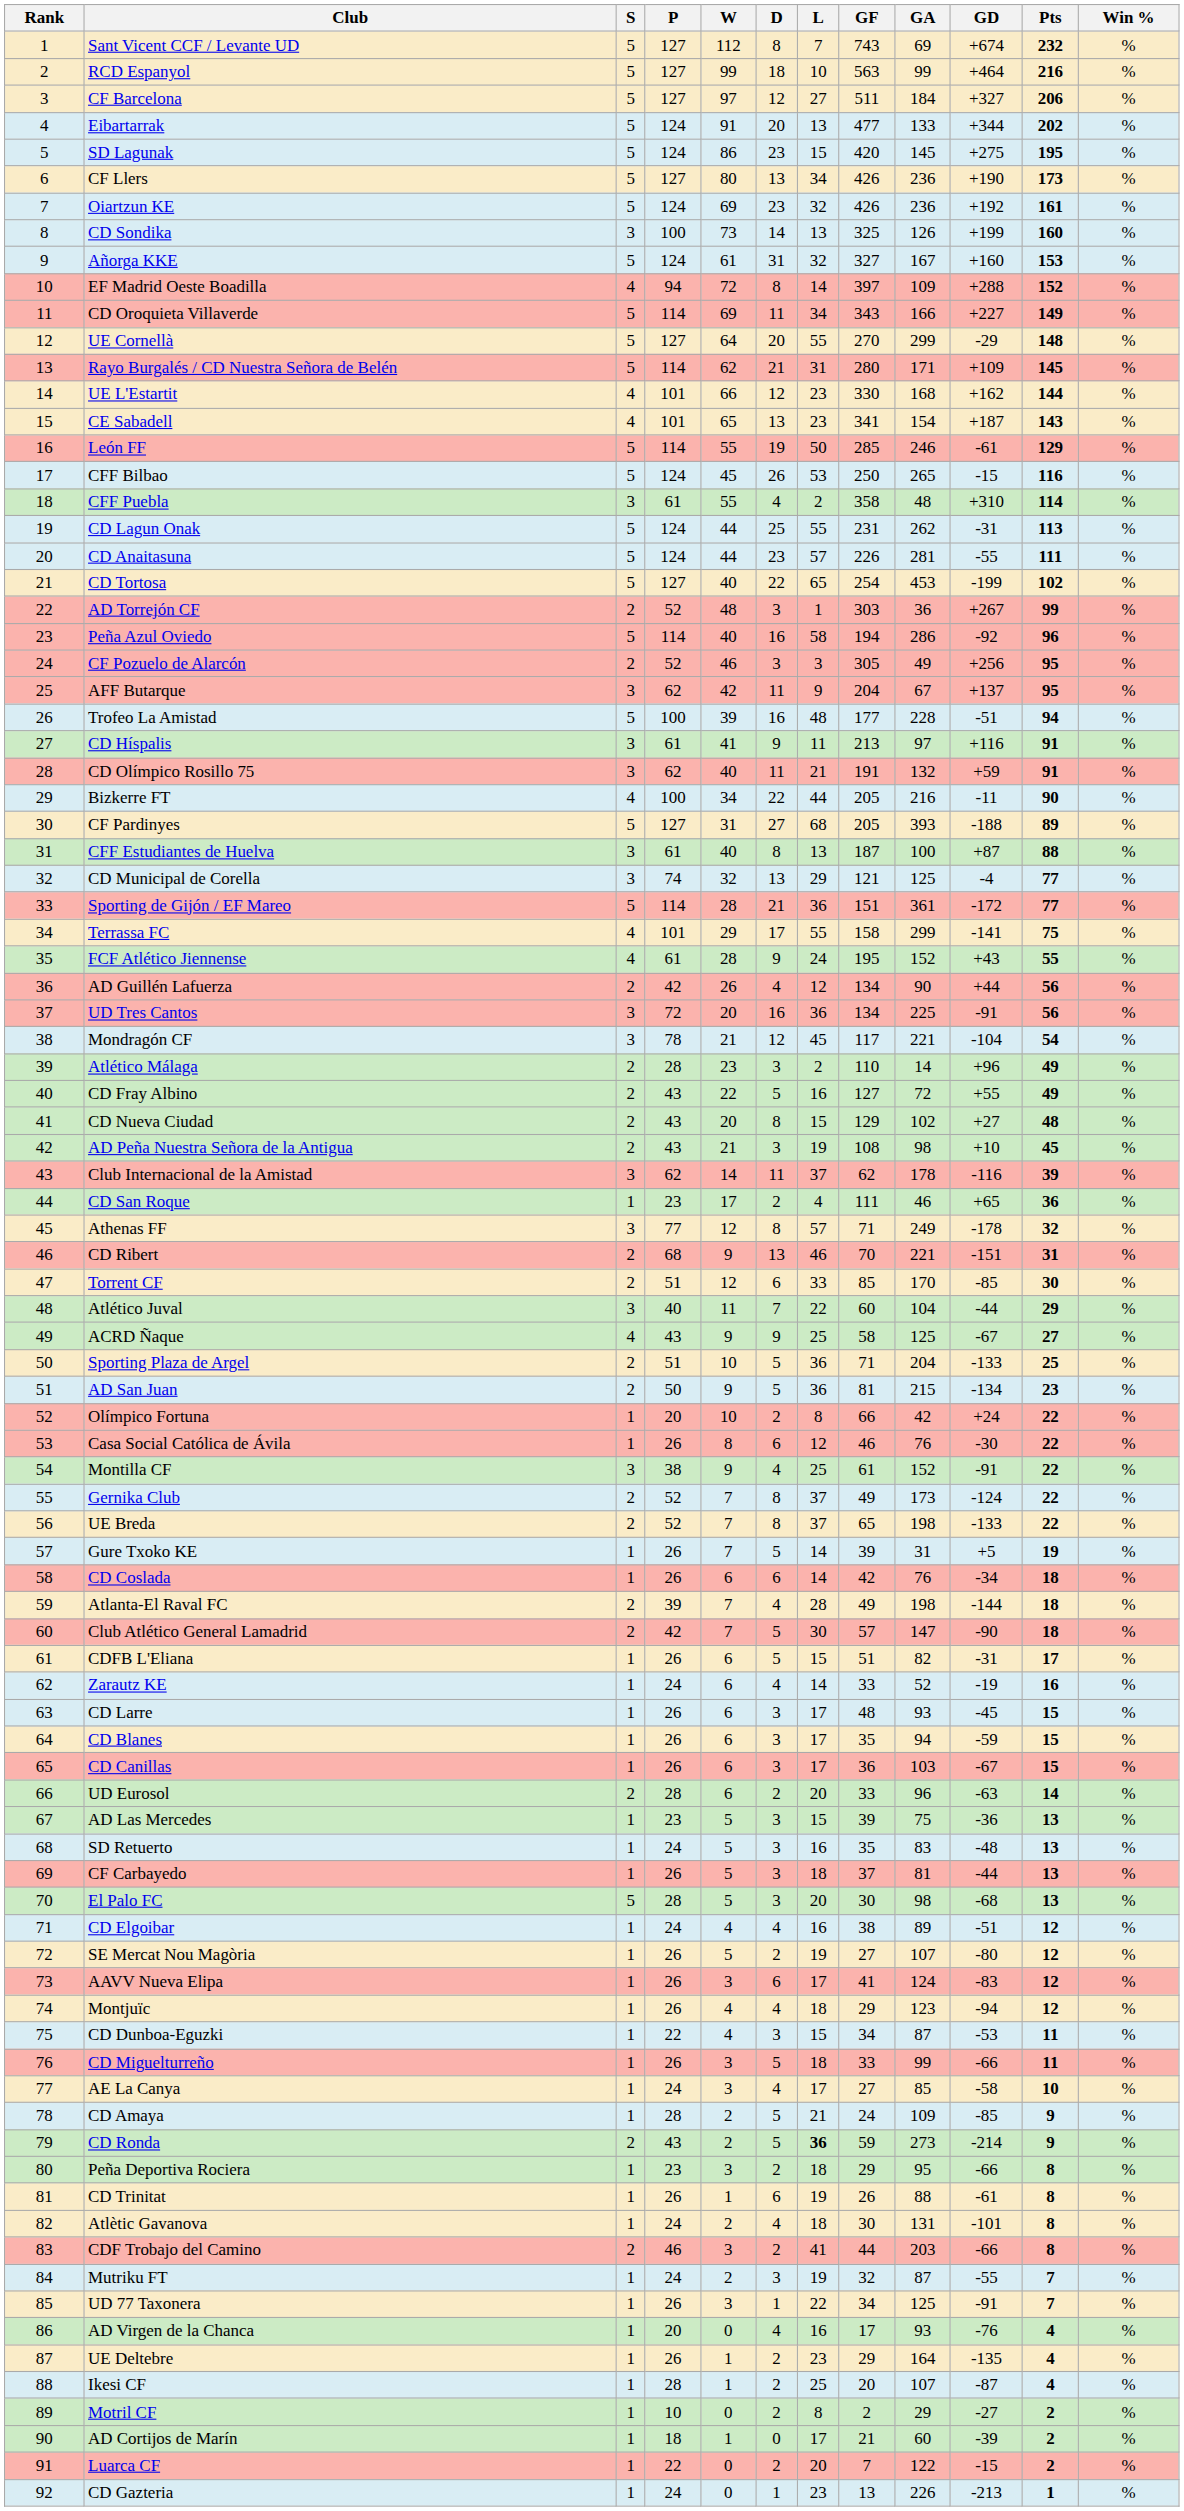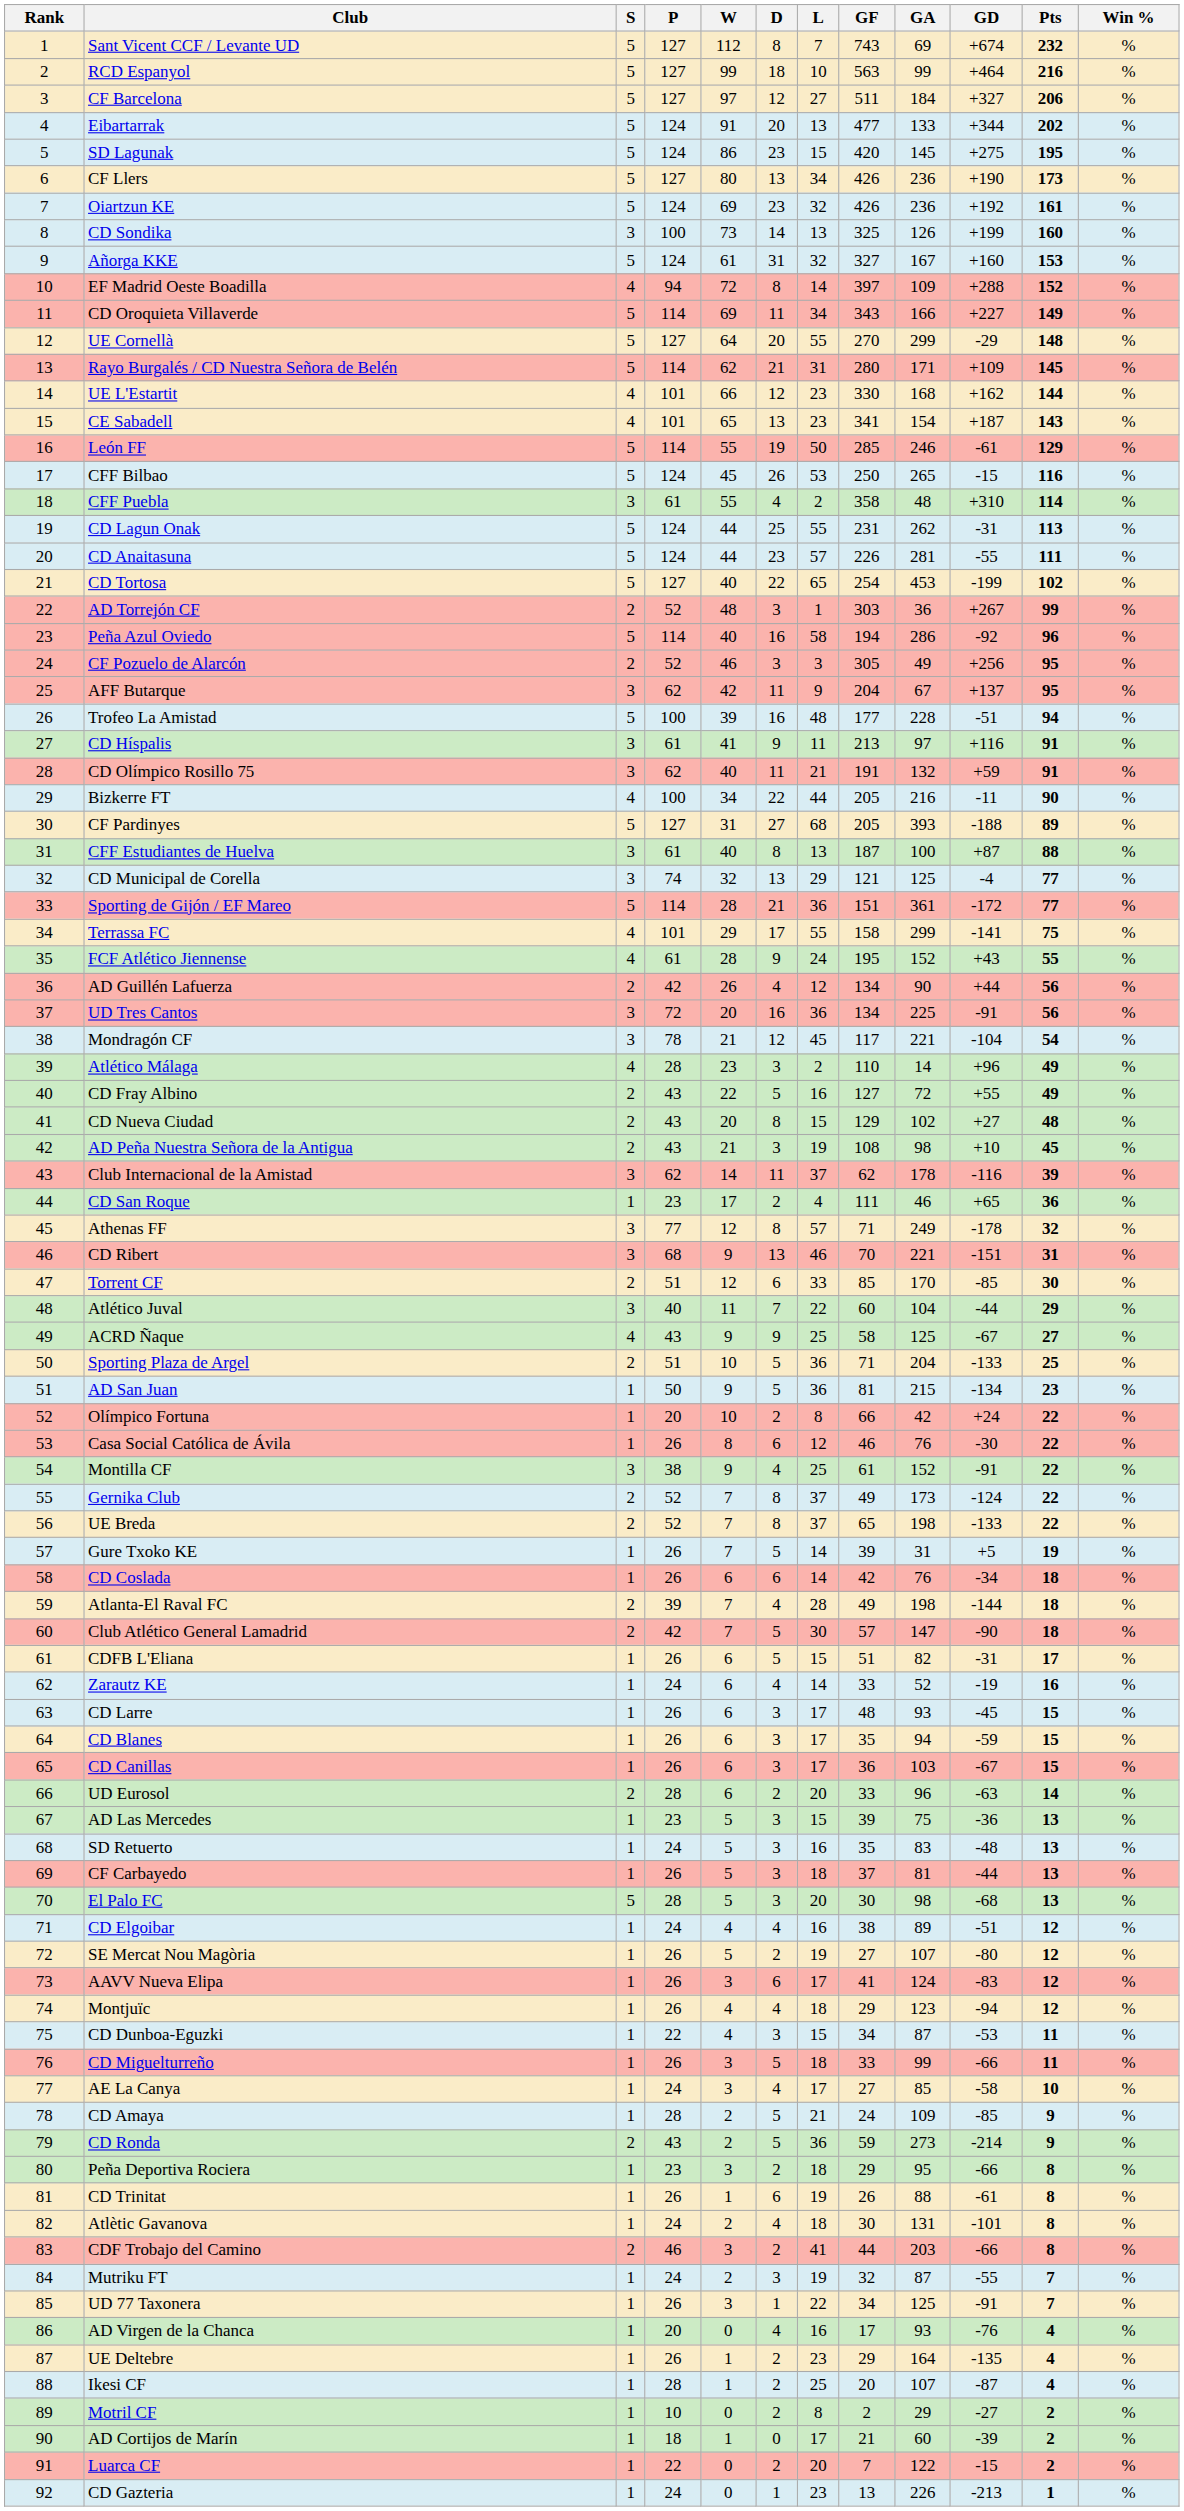(631, 1066) 2 -> (631, 1066) 4
(631, 1255) 2 -> (631, 1255) 3
(631, 1389) 2 -> (631, 1389) 1
(818, 2142) bold -> (818, 2142) normal
